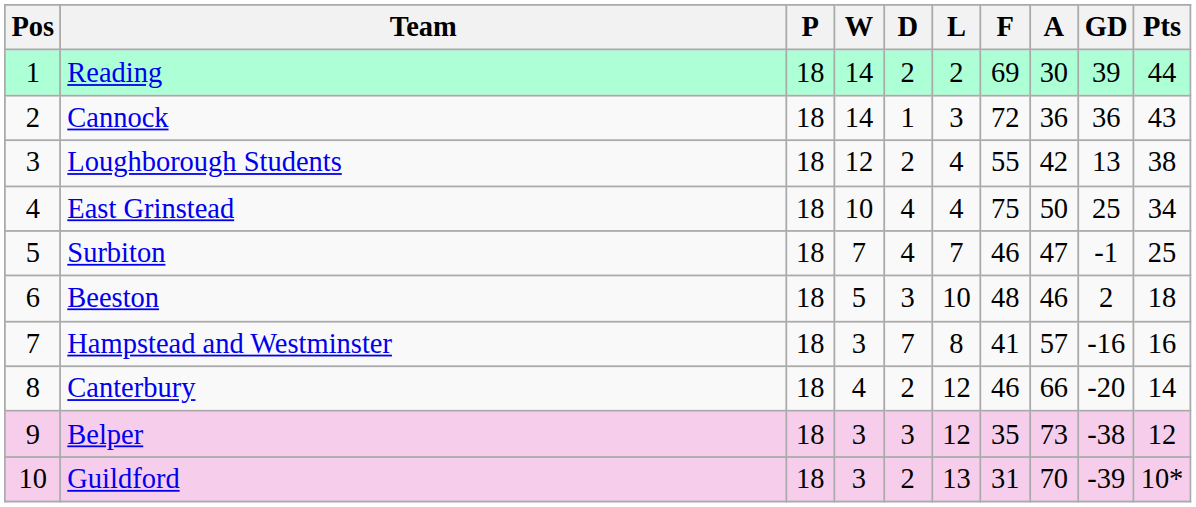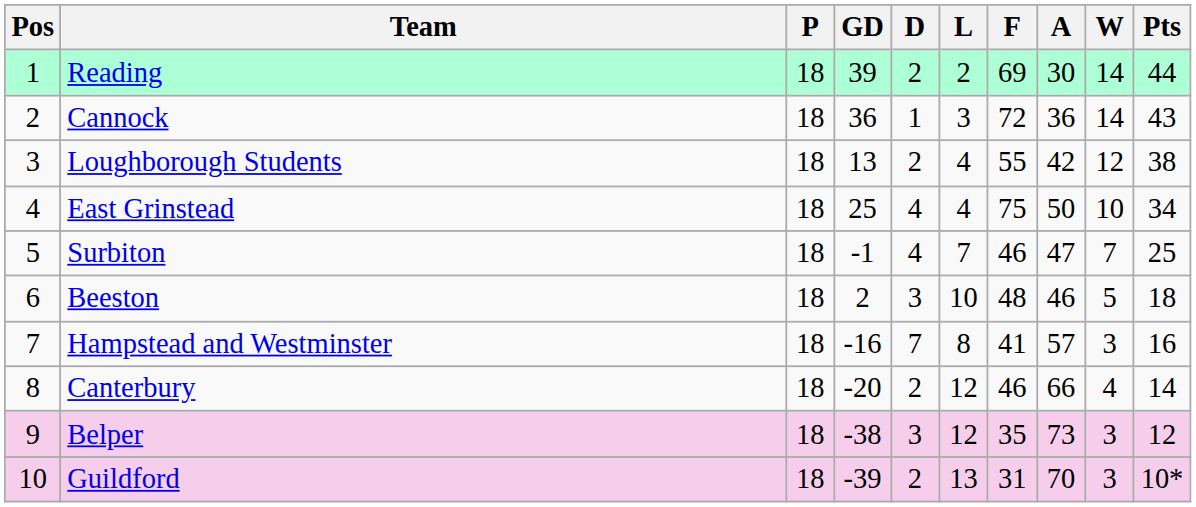columns swapped: (859, 27) <-> (1106, 27)
